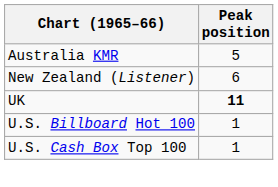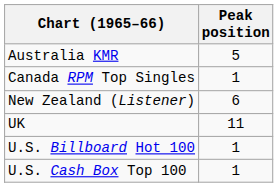+ row: (101, 79)
(236, 102) bold -> (236, 125) normal
